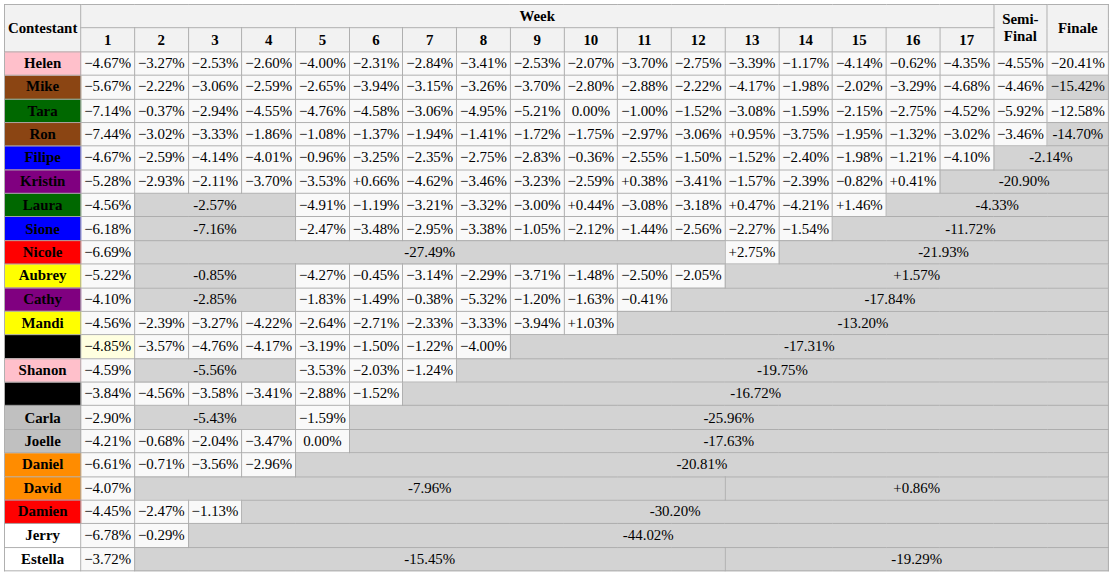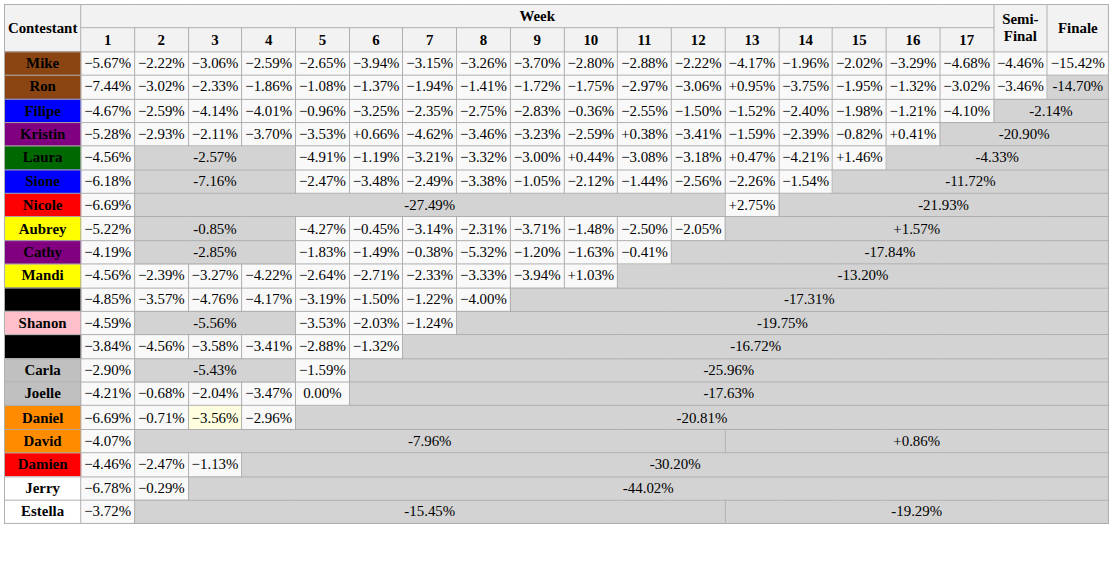- row: (43, 63)
(806, 87) −1.98% -> (806, 63) −1.96%
(1078, 87) lightgrey background -> (1078, 63) no background
- row: (43, 110)
(215, 134) −3.33% -> (215, 87) −2.33%
(752, 181) −1.57% -> (752, 134) −1.59%
(430, 228) −2.95% -> (430, 181) −2.49%
(752, 228) −2.27% -> (752, 181) −2.26%
(483, 275) −2.29% -> (483, 228) −2.31%
(108, 299) −4.10% -> (108, 252) −4.19%
(108, 346) lightyellow background -> (108, 299) no background
(376, 393) −1.52% -> (376, 346) −1.32%
(108, 464) −6.61% -> (108, 417) −6.69%
(215, 464) no background -> (215, 417) lightyellow background
(108, 511) −4.45% -> (108, 464) −4.46%
